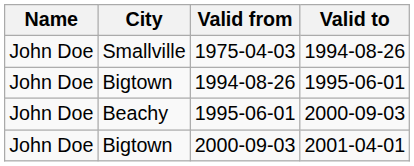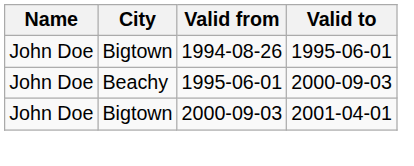- row: (245, 51)
